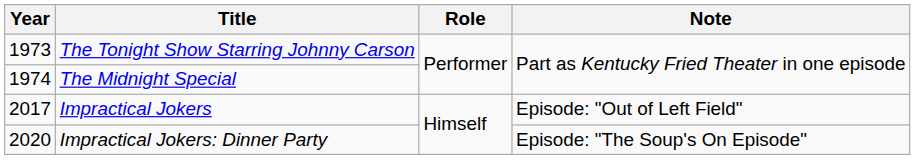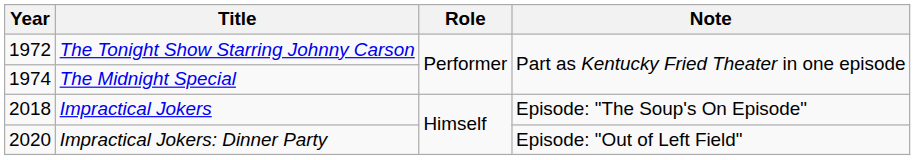(30, 49) 1973 -> (30, 49) 1972
(30, 109) 2017 -> (30, 109) 2018
(629, 109) Episode: "Out of Left Field" -> (662, 109) Episode: "The Soup's On Episode"
(662, 139) Episode: "The Soup's On Episode" -> (629, 139) Episode: "Out of Left Field"
